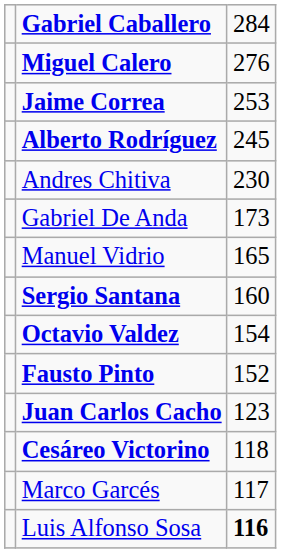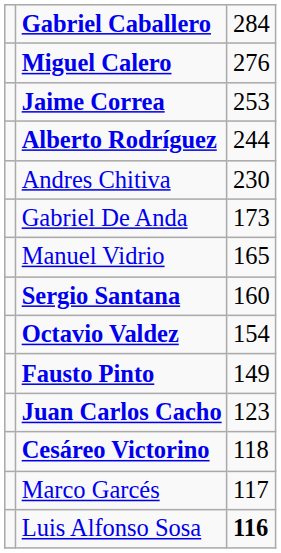(251, 140) 245 -> (251, 140) 244
(251, 373) 152 -> (251, 373) 149
